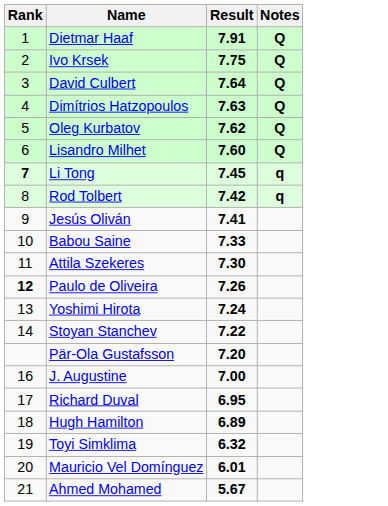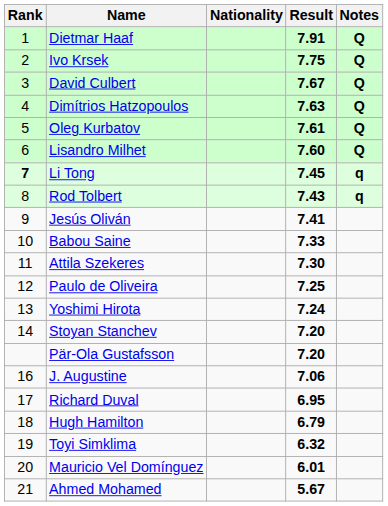+ column: (246, 15)
(232, 83) 7.64 -> (311, 83) 7.67
(232, 128) 7.62 -> (311, 128) 7.61
(232, 196) 7.42 -> (311, 196) 7.43
(25, 286) bold -> (25, 286) normal
(232, 286) 7.26 -> (311, 286) 7.25
(232, 331) 7.22 -> (311, 331) 7.20
(232, 377) 7.00 -> (311, 377) 7.06
(232, 422) 6.89 -> (311, 422) 6.79
